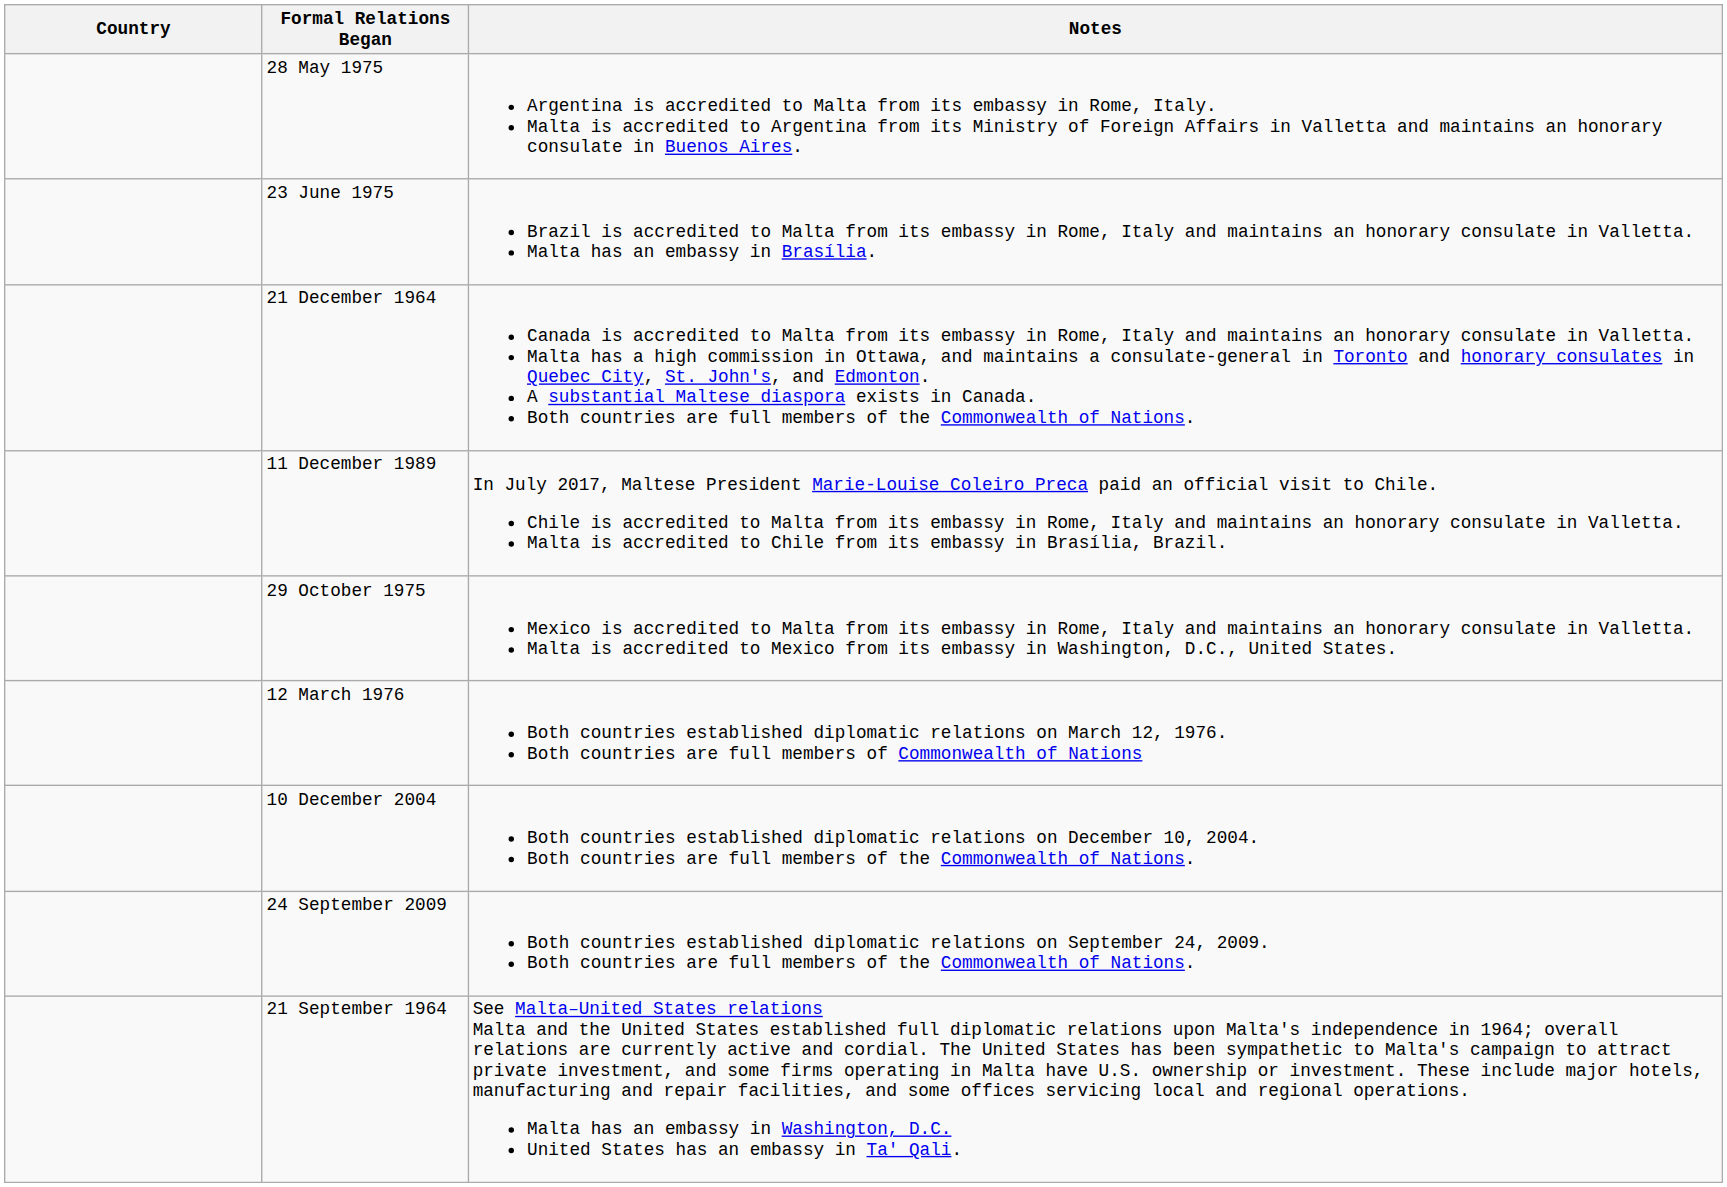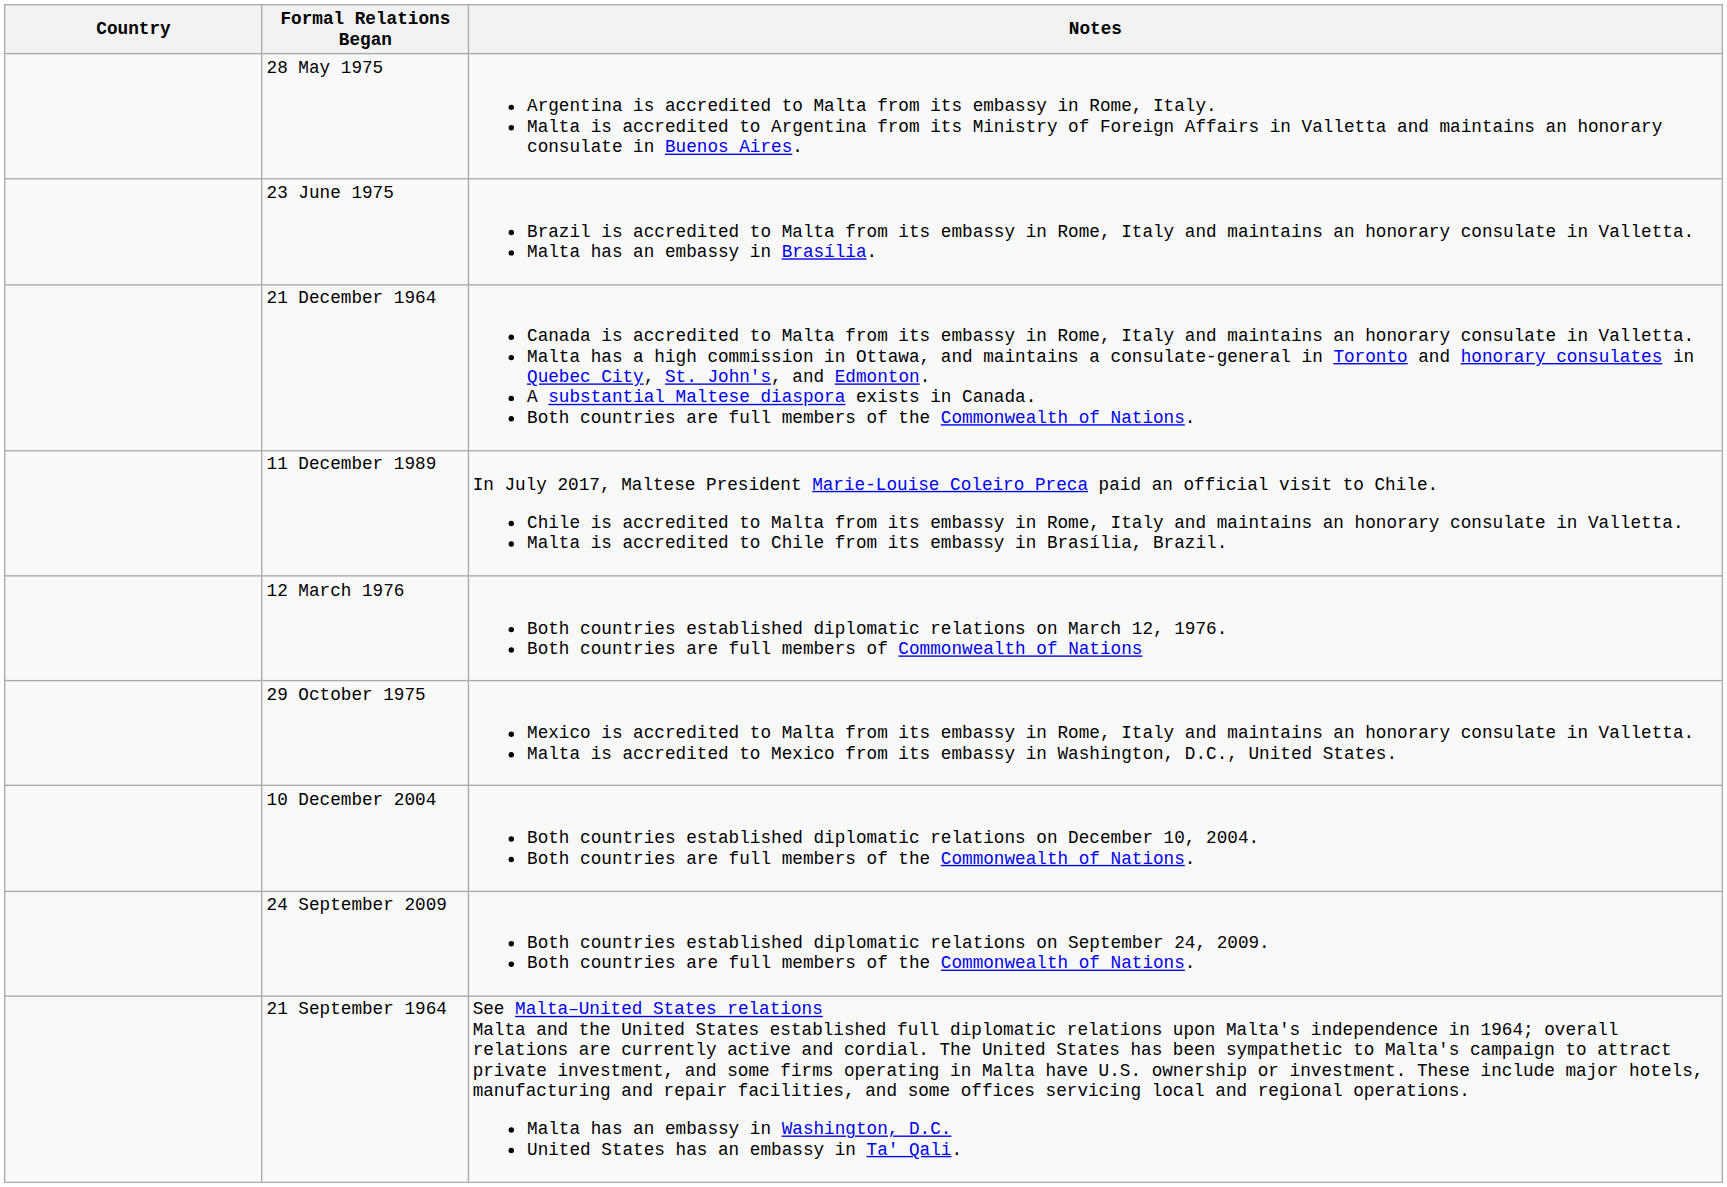rows swapped: (335, 695) <-> (346, 590)
